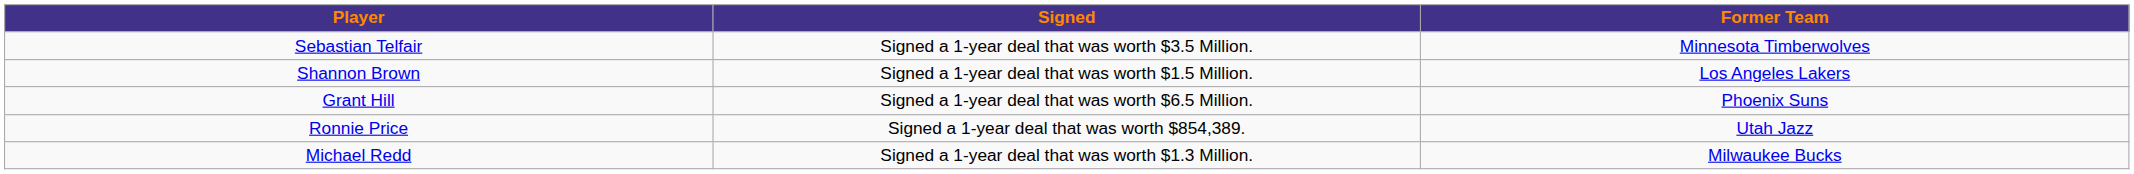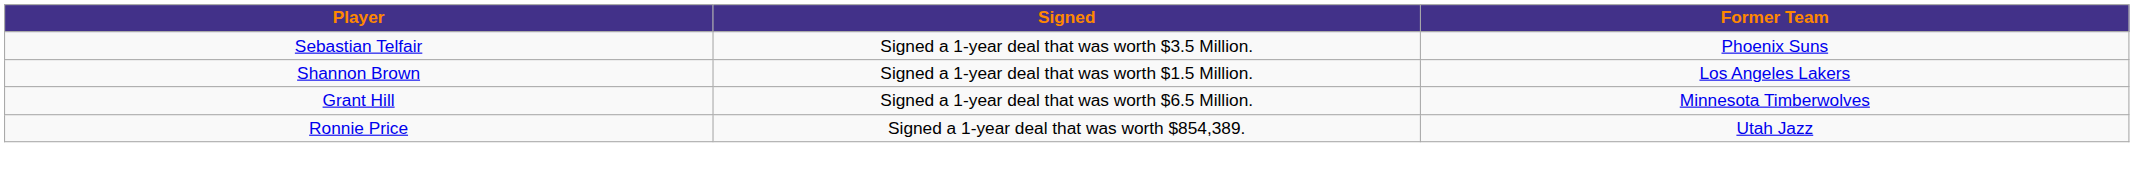(1775, 45) Minnesota Timberwolves -> (1775, 45) Phoenix Suns
(1775, 100) Phoenix Suns -> (1775, 100) Minnesota Timberwolves
- row: (359, 155)
